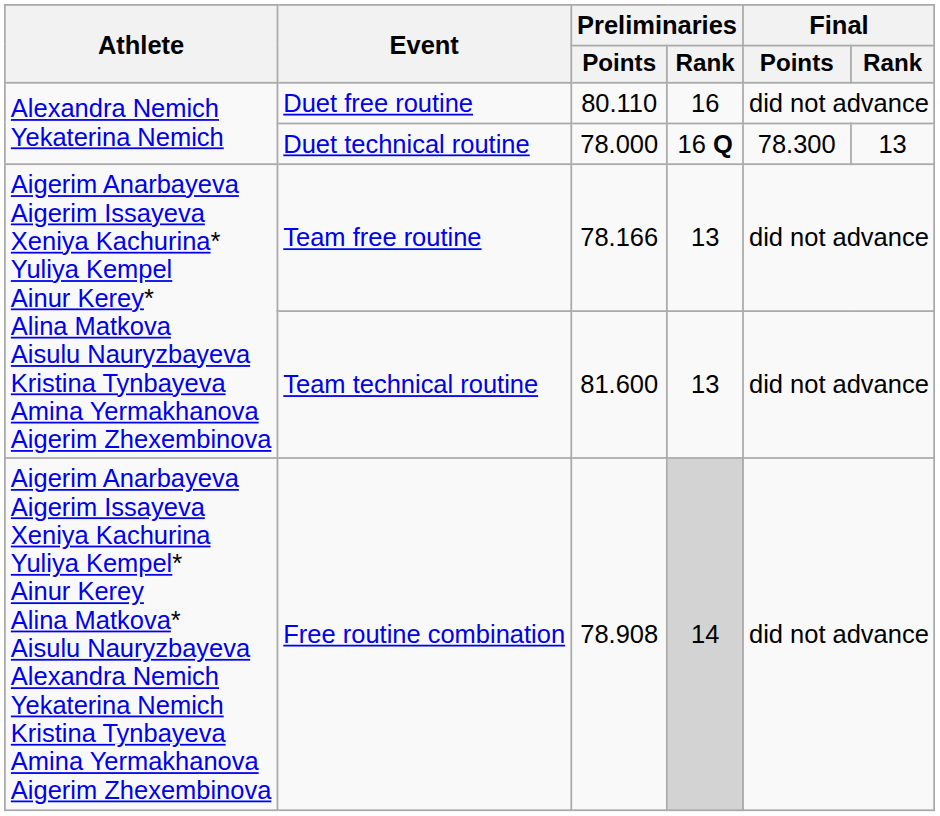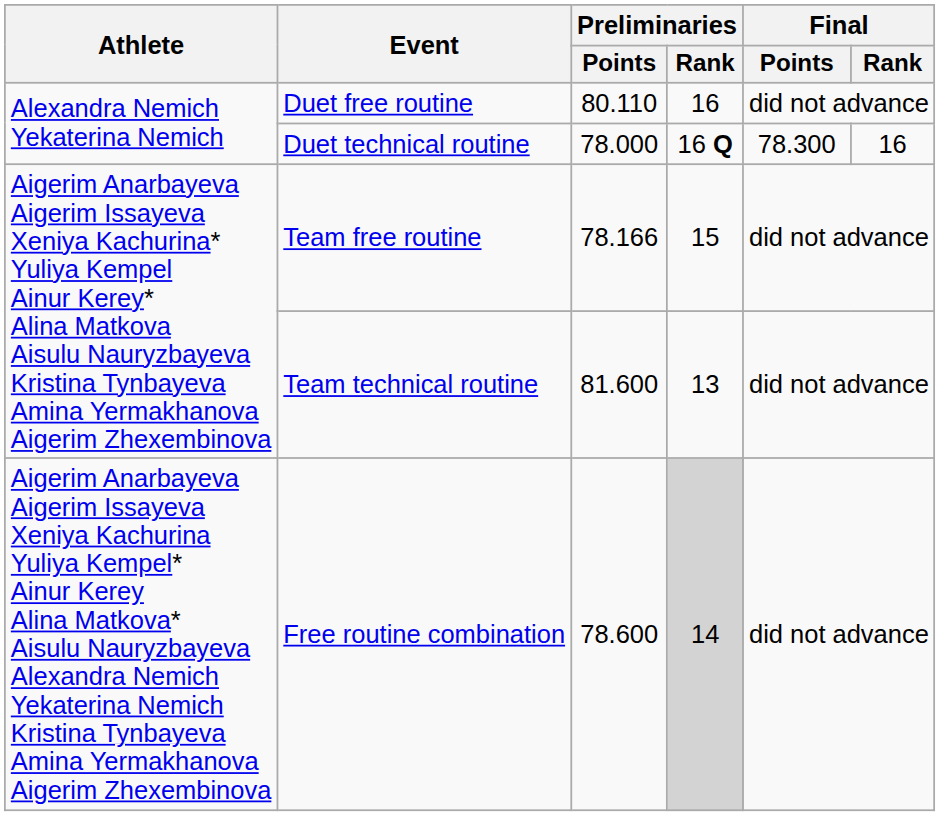(893, 144) 13 -> (893, 144) 16
(705, 238) 13 -> (705, 238) 15
(619, 635) 78.908 -> (619, 635) 78.600
